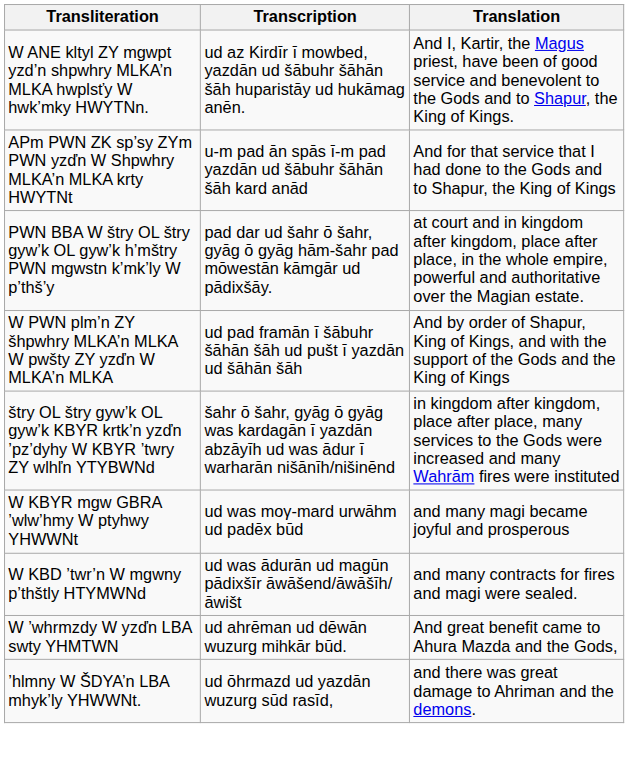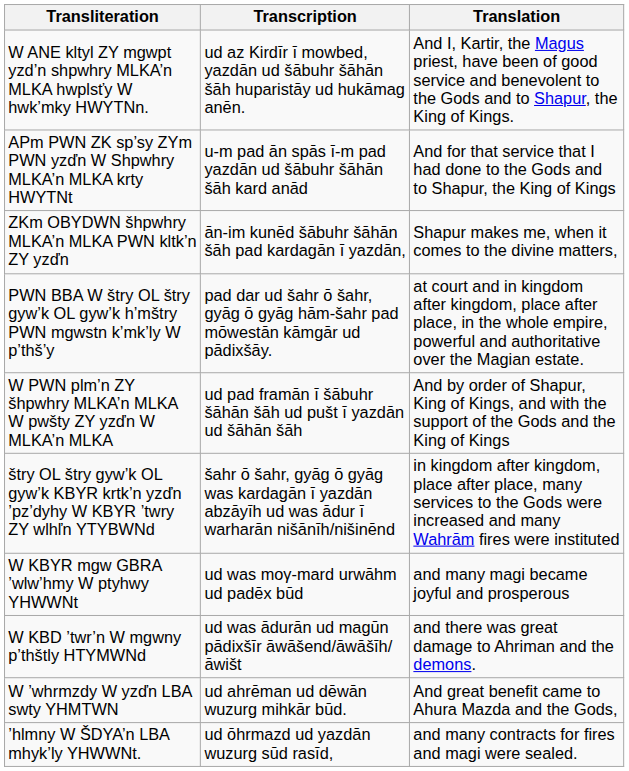+ row: (102, 241)
(514, 584) and many contracts for fires and magi were sealed. -> (514, 646) and there was great damage to Ahriman and the demons.
(514, 691) and there was great damage to Ahriman and the demons. -> (514, 744) and many contracts for fires and magi were sealed.
